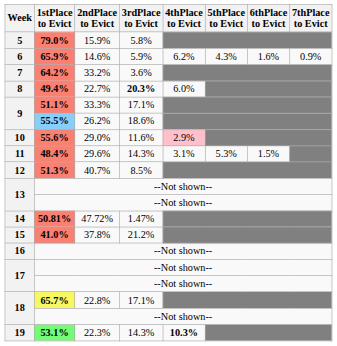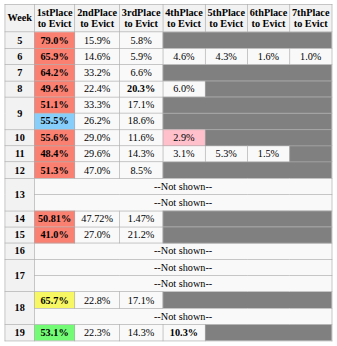(184, 56) 6.2% -> (184, 56) 4.6%
(311, 56) 0.9% -> (311, 56) 1.0%
(141, 72) 3.6% -> (141, 72) 6.6%
(97, 89) 22.7% -> (97, 89) 22.4%
(97, 170) 40.7% -> (97, 170) 47.0%
(97, 235) 37.8% -> (97, 235) 27.0%
